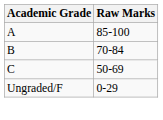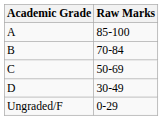+ row: (11, 87)
